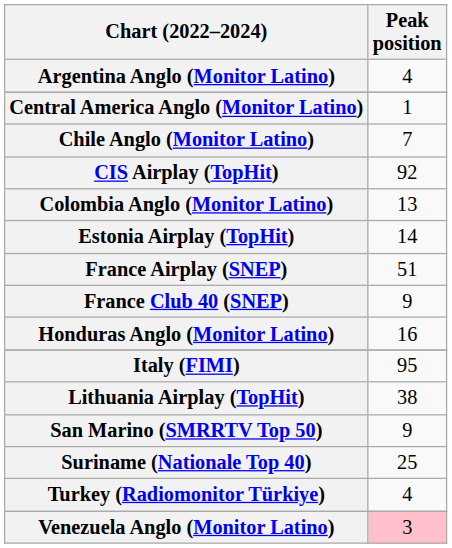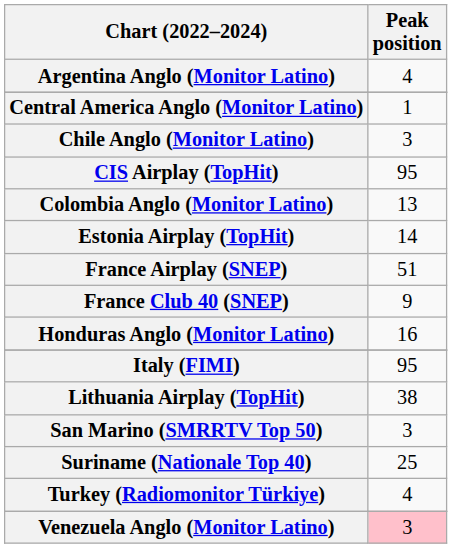(407, 140) 7 -> (407, 140) 3
(407, 172) 92 -> (407, 172) 95
(407, 430) 9 -> (407, 430) 3
